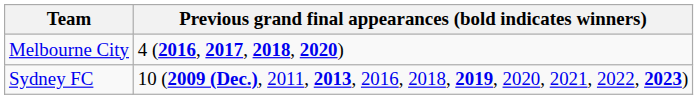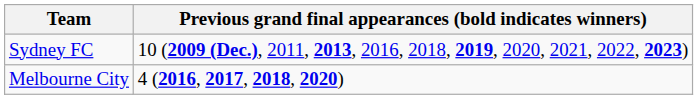rows swapped: (69, 49) <-> (51, 79)
